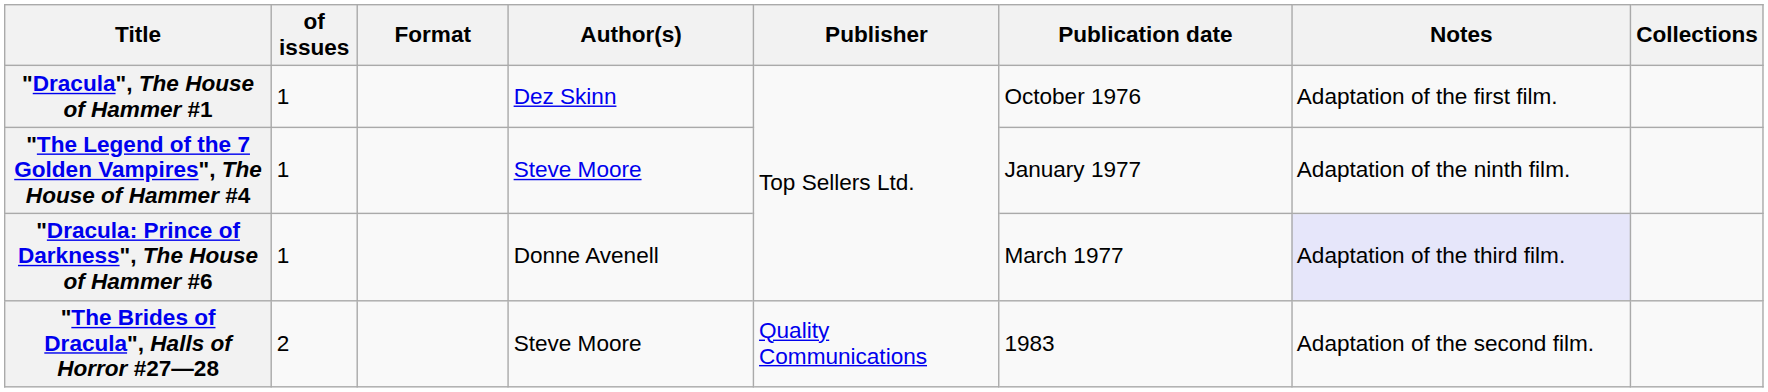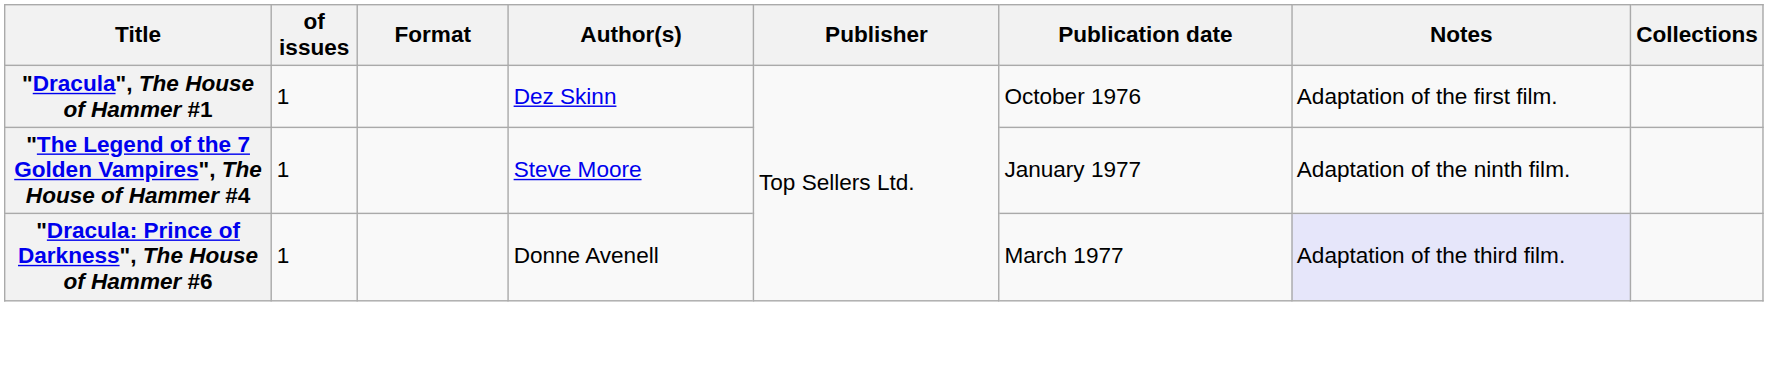- row: (138, 343)
